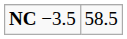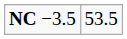(101, 19) 58.5 -> (101, 19) 53.5
